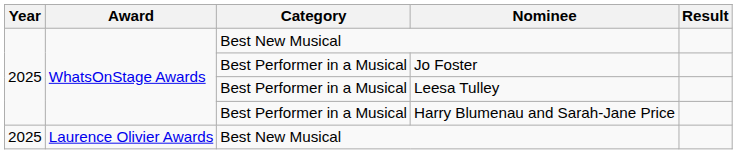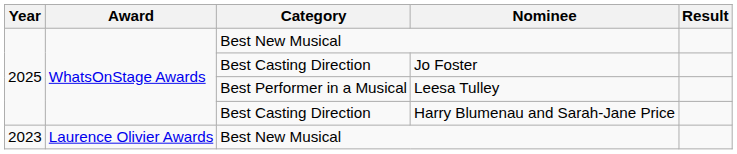(314, 64) Best Performer in a Musical -> (295, 64) Best Casting Direction
(314, 112) Best Performer in a Musical -> (295, 112) Best Casting Direction
(25, 137) 2025 -> (25, 137) 2023
